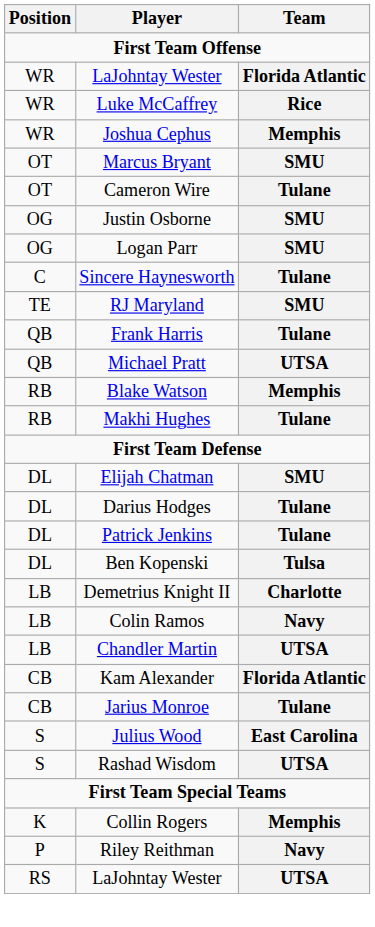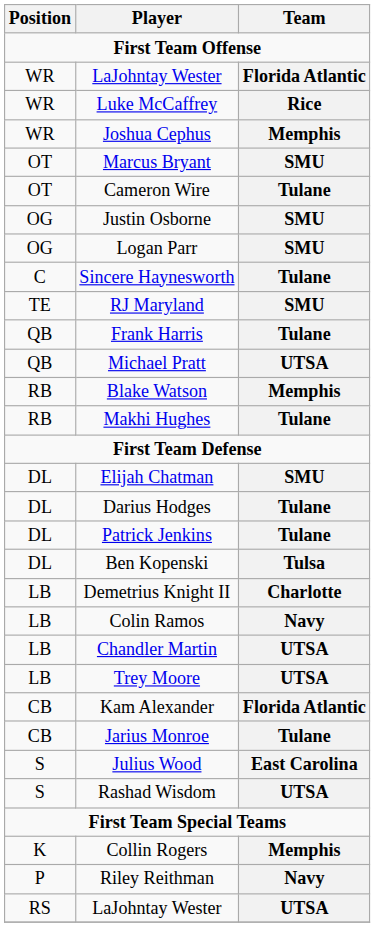+ row: (40, 678)
